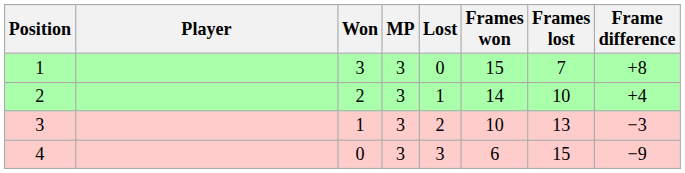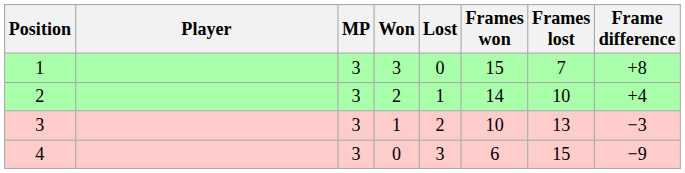columns swapped: (401, 29) <-> (360, 29)
